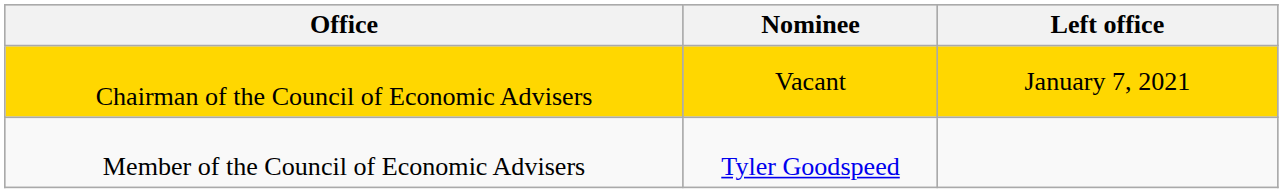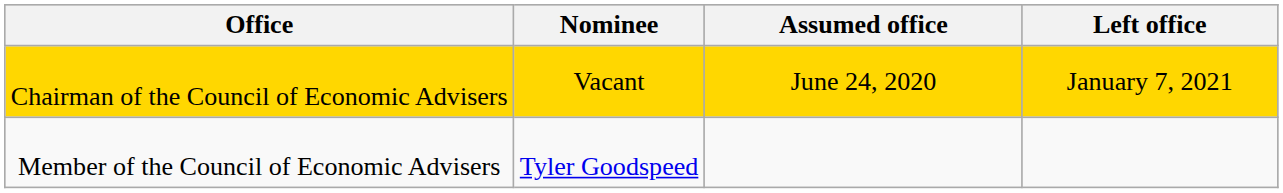+ column: (864, 25)
